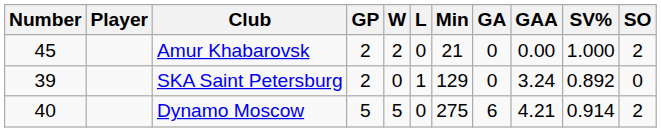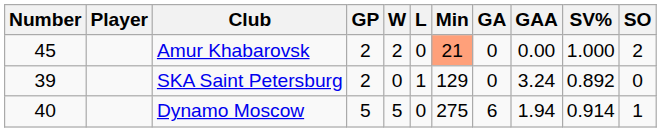(452, 50) no background -> (452, 50) lightsalmon background
(537, 111) 4.21 -> (537, 111) 1.94
(638, 111) 2 -> (638, 111) 1
